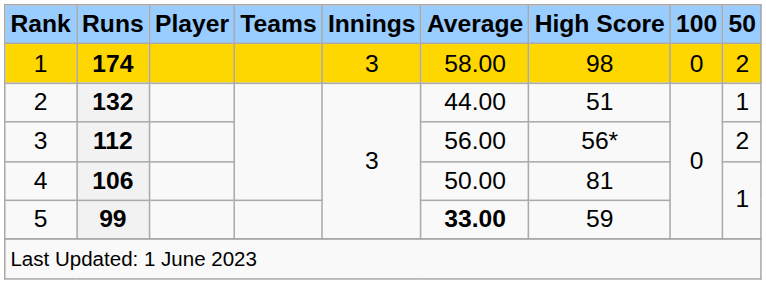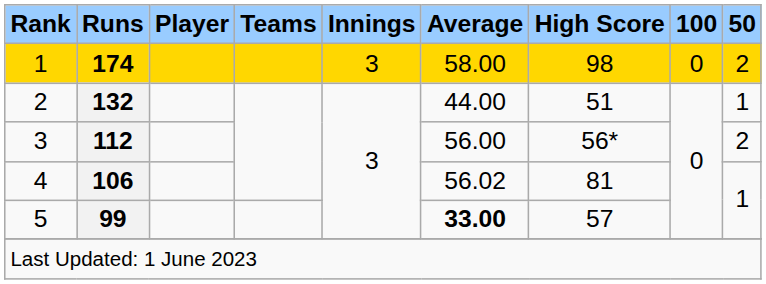(475, 180) 50.00 -> (475, 180) 56.02
(600, 219) 59 -> (600, 219) 57
